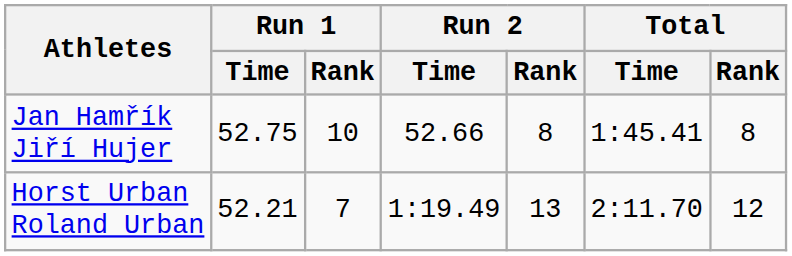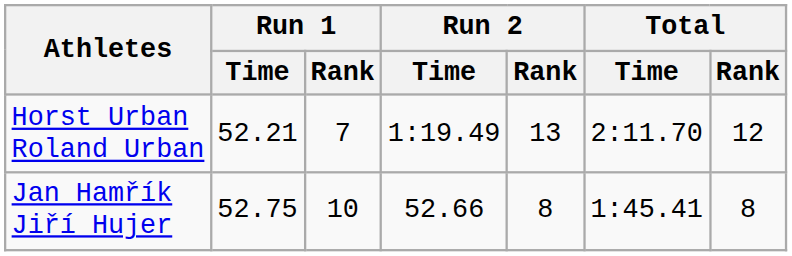rows swapped: (92, 133) <-> (108, 210)
